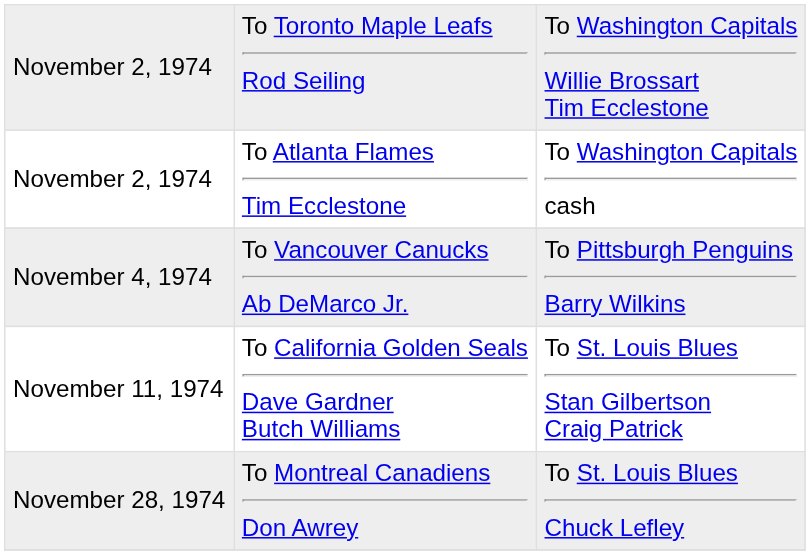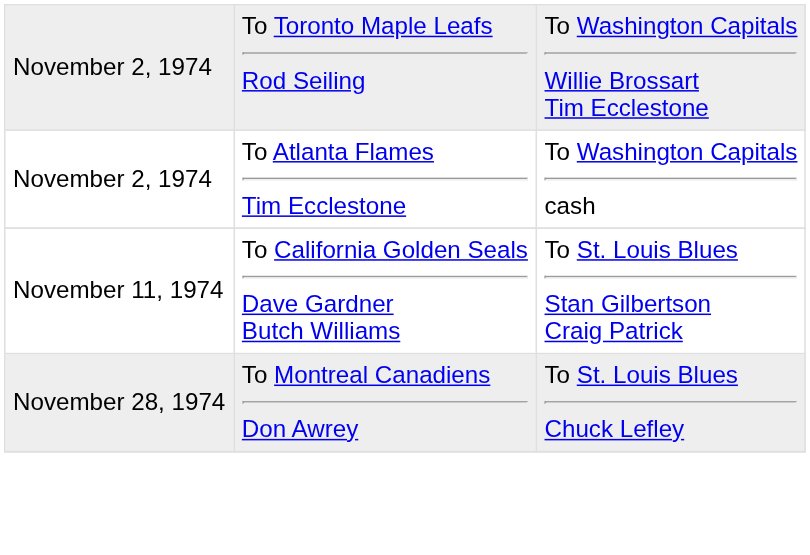- row: (112, 277)
